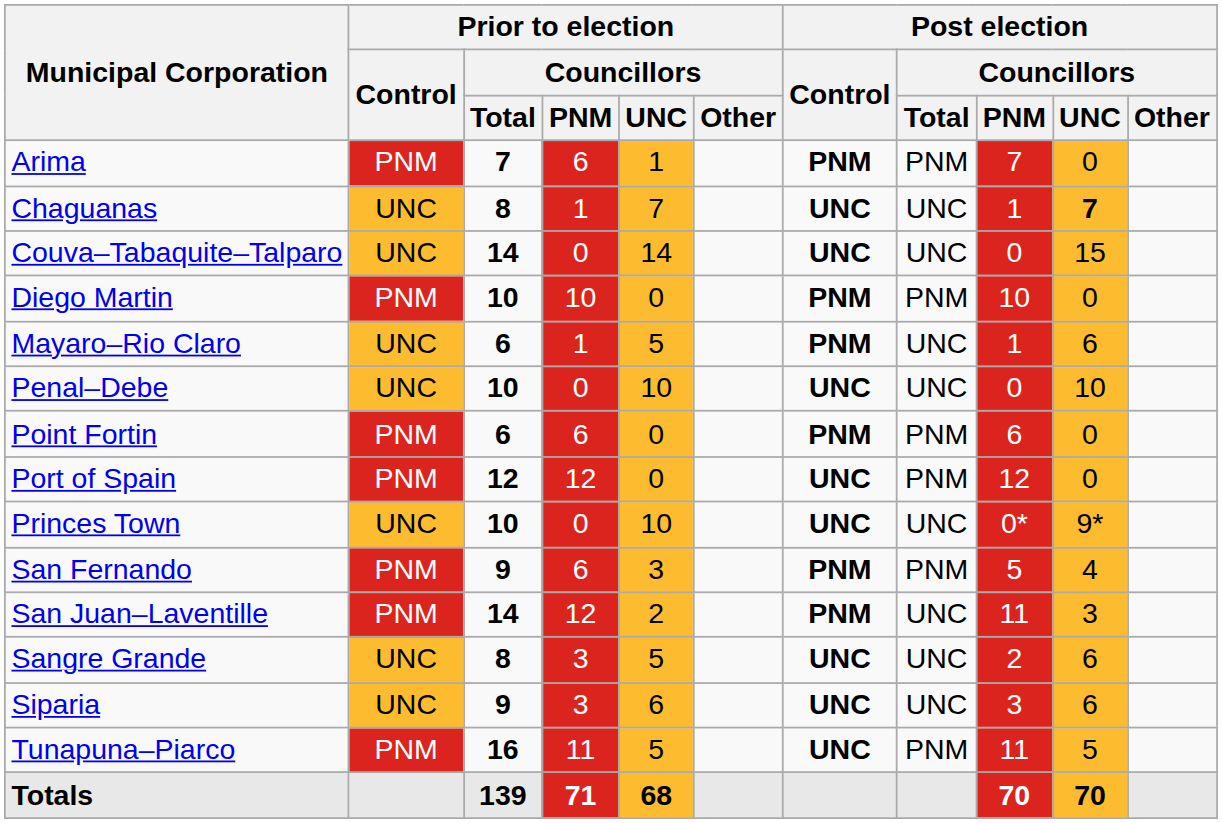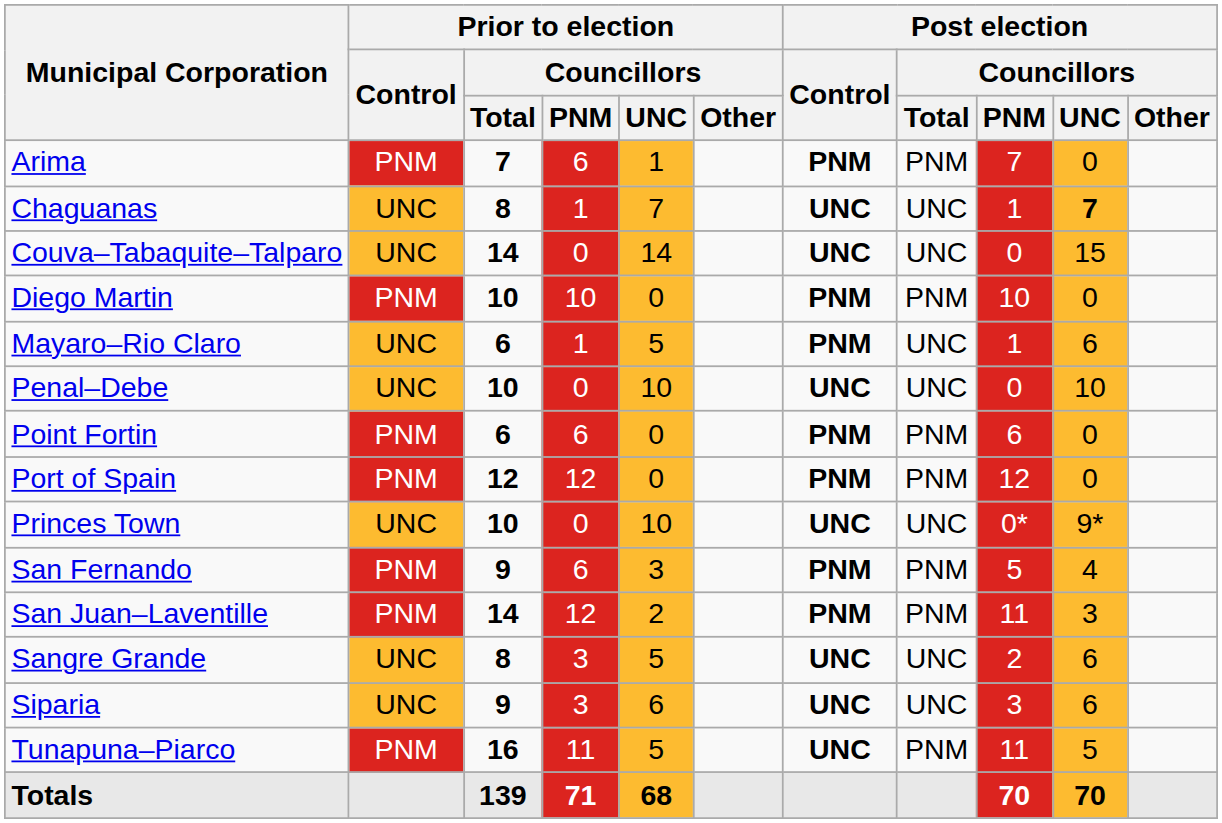(840, 478) UNC -> (840, 478) PNM
(937, 614) UNC -> (937, 614) PNM
